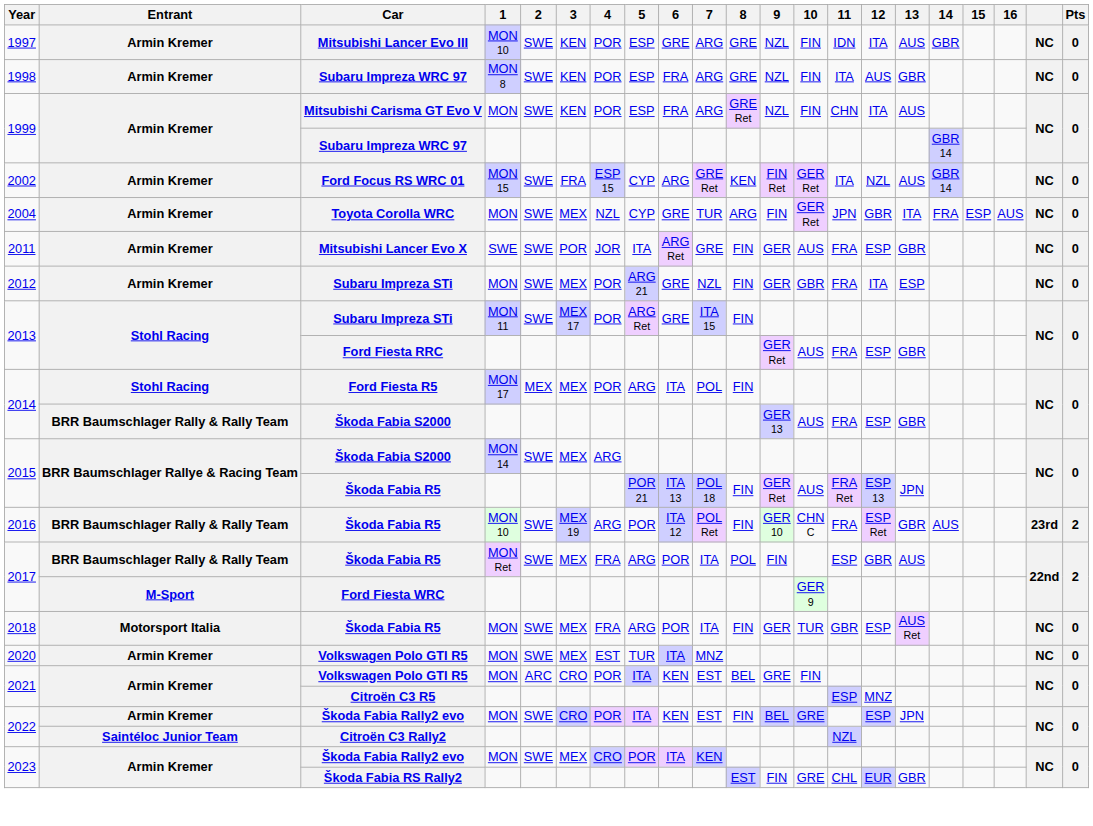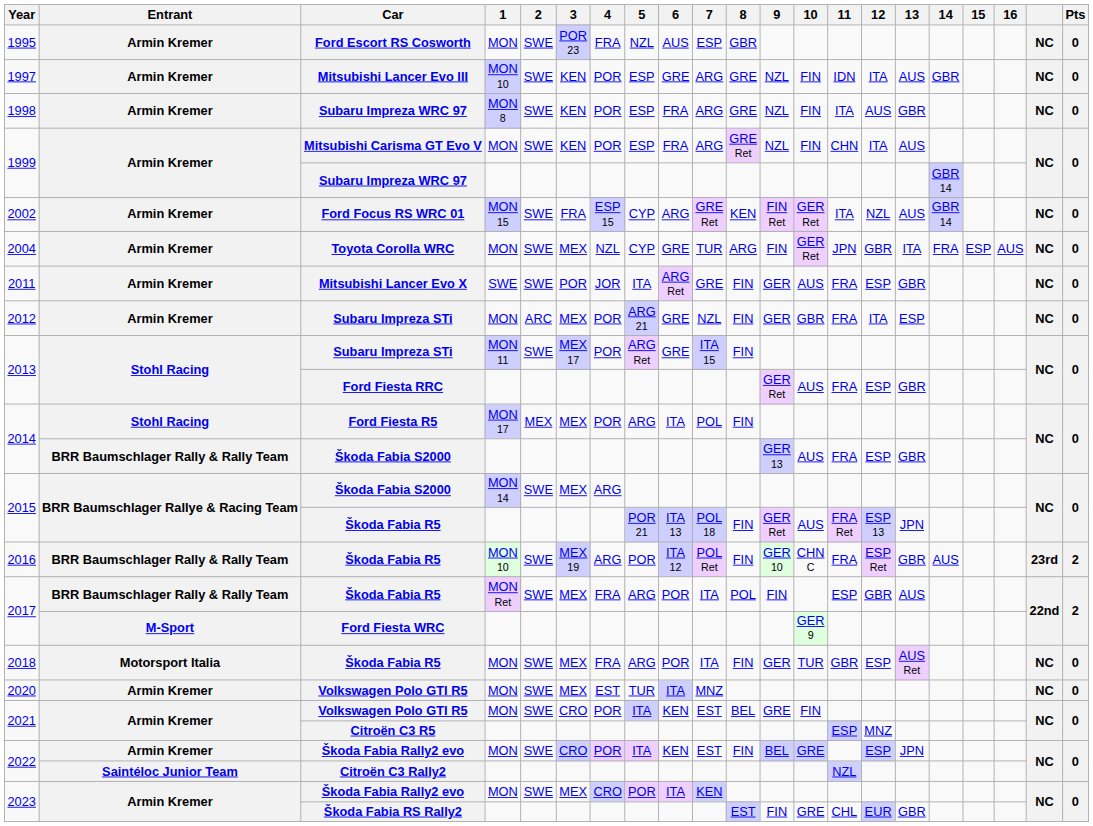+ row: (22, 42)
(538, 284) SWE -> (538, 318) ARC
(538, 676) ARC -> (538, 711) SWE
